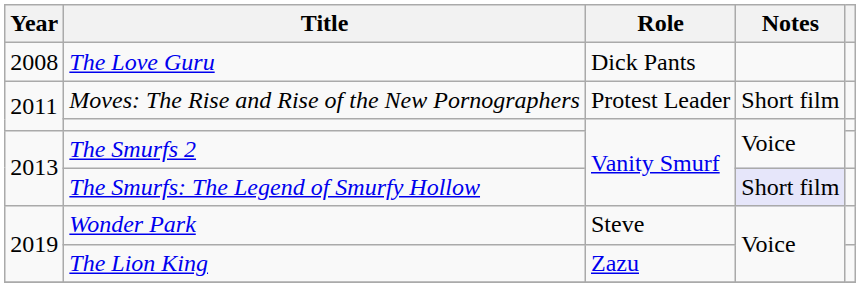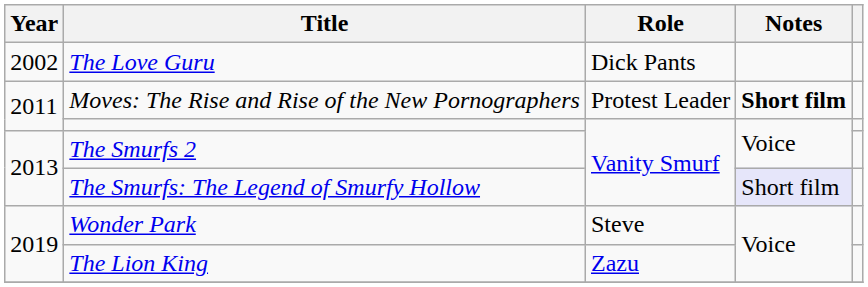(34, 61) 2008 -> (34, 61) 2002
(790, 99) normal -> (794, 99) bold
